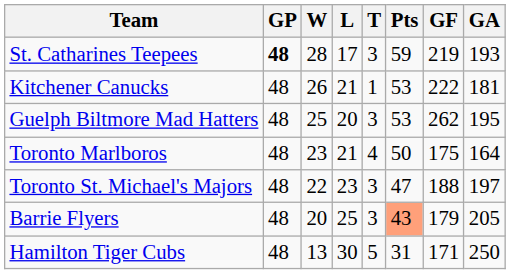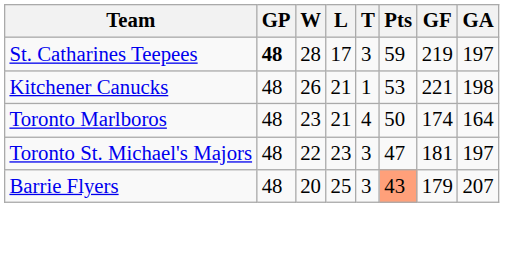(484, 53) 193 -> (478, 53) 197
(444, 86) 222 -> (437, 86) 221
(484, 86) 181 -> (478, 86) 198
- row: (134, 119)
(444, 152) 175 -> (437, 119) 174
(444, 185) 188 -> (437, 152) 181
(484, 218) 205 -> (478, 185) 207
- row: (97, 251)
